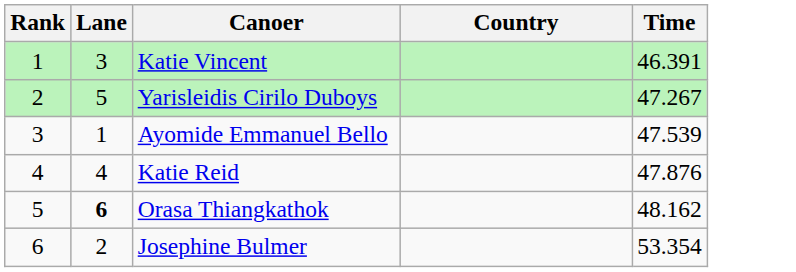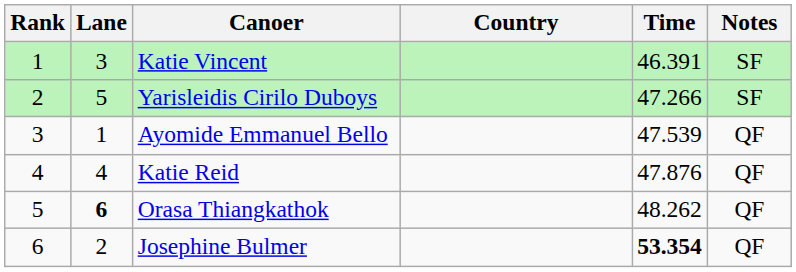+ column: (749, 23)
(669, 97) 47.267 -> (669, 97) 47.266
(669, 209) 48.162 -> (669, 209) 48.262
(669, 246) normal -> (669, 246) bold
